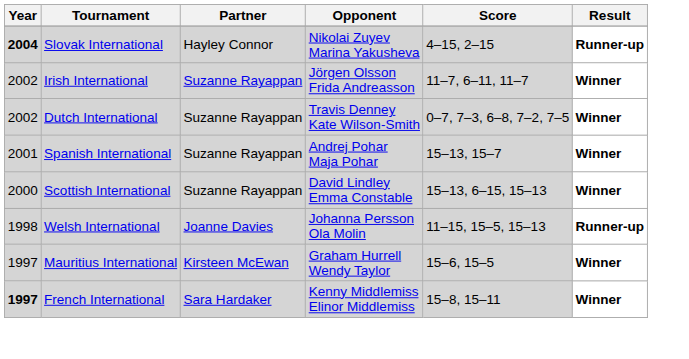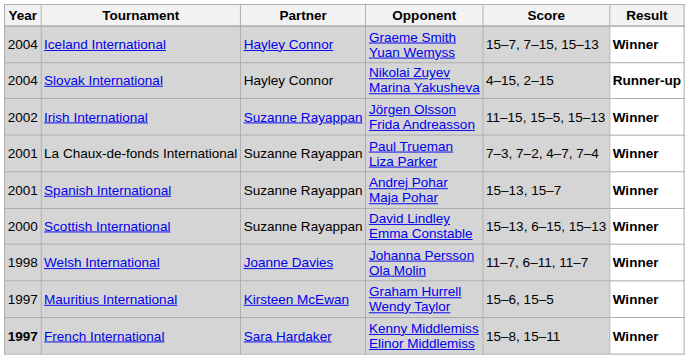+ row: (105, 44)
(23, 44) bold -> (23, 81) normal
(477, 81) 11–7, 6–11, 11–7 -> (546, 117) 11–15, 15–5, 15–13
- row: (101, 117)
+ row: (141, 154)
(486, 227) 11–15, 15–5, 15–13 -> (537, 263) 11–7, 6–11, 11–7
(610, 227) Runner-up -> (636, 263) Winner
